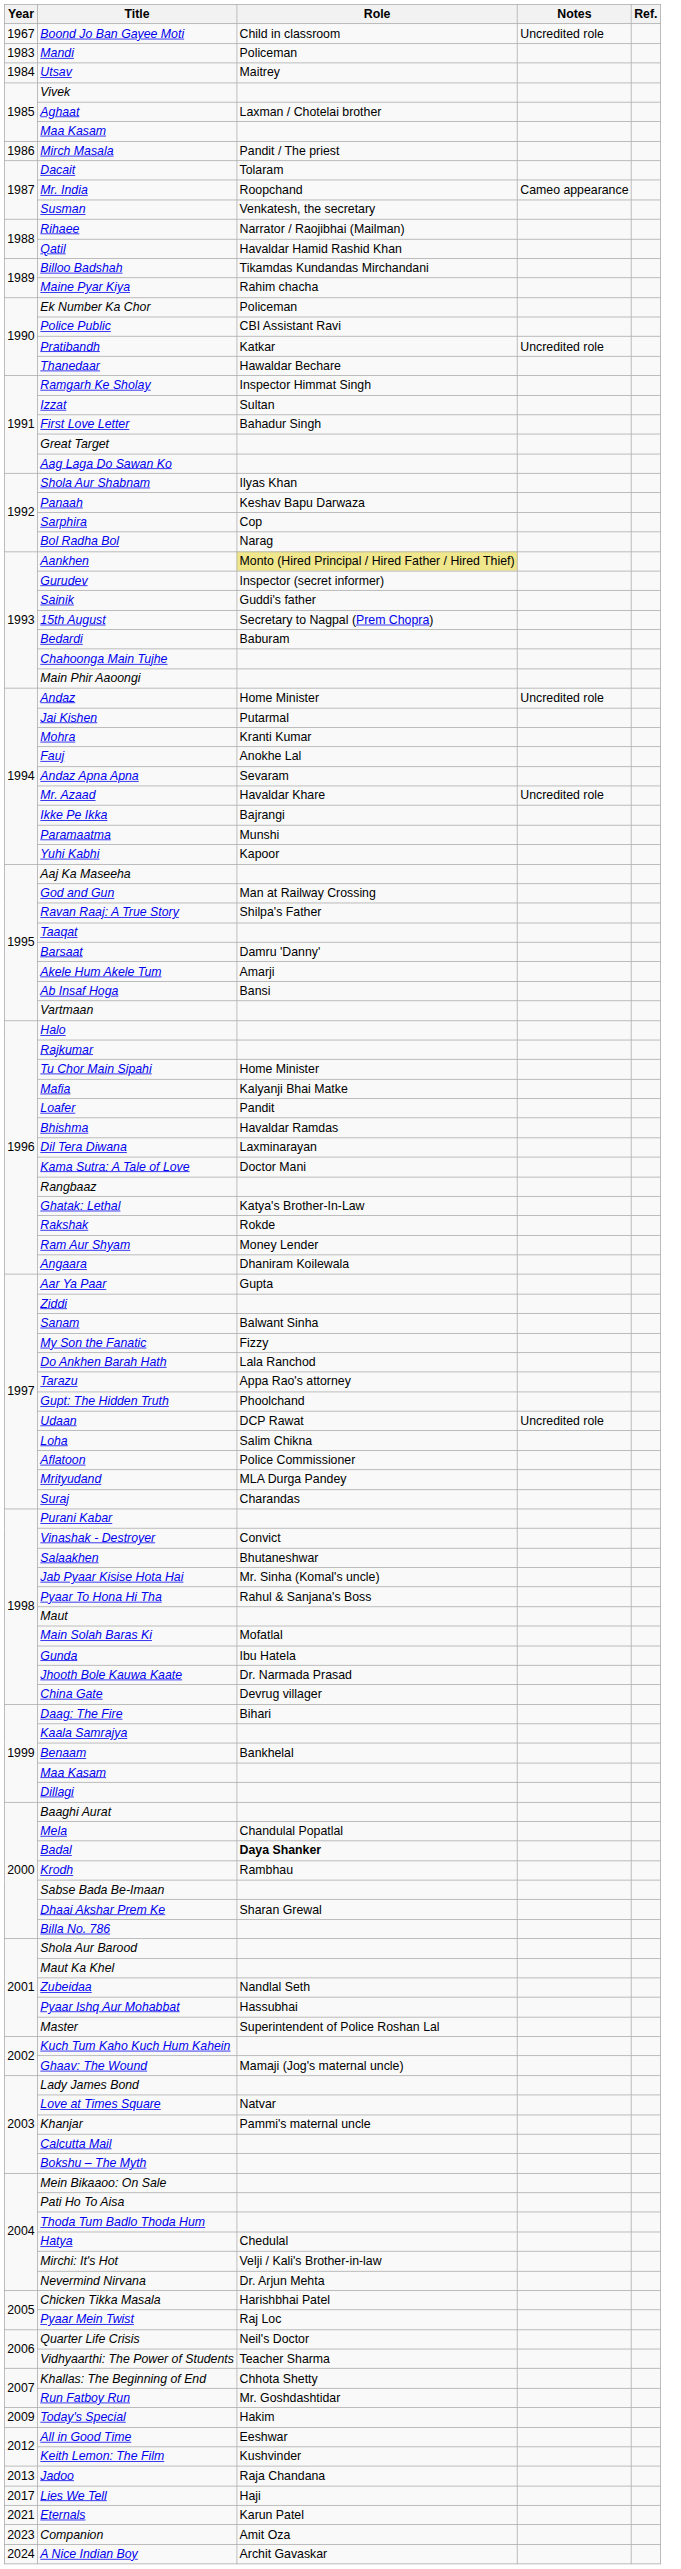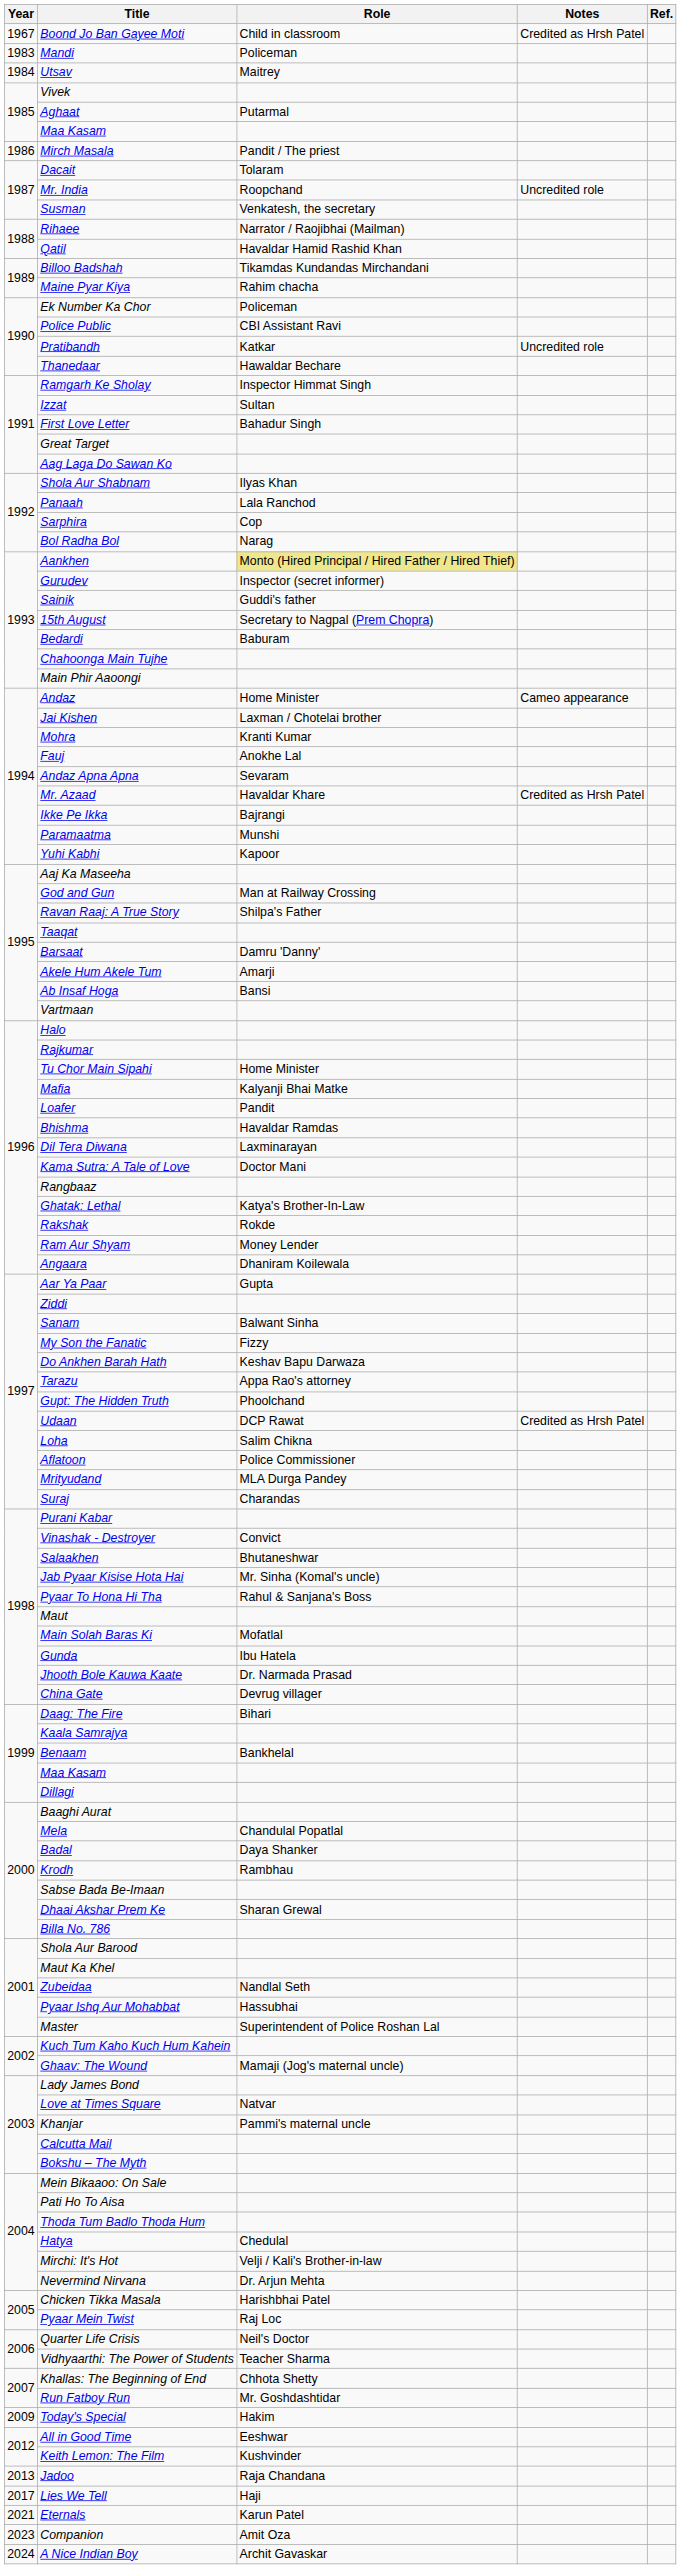(562, 33) Uncredited role -> (582, 33) Credited as Hrsh Patel
(310, 111) Laxman / Chotelai brother -> (264, 111) Putarmal
(574, 190) Cameo appearance -> (562, 190) Uncredited role
(302, 502) Keshav Bapu Darwaza -> (278, 502) Lala Ranchod
(562, 698) Uncredited role -> (574, 698) Cameo appearance
(264, 717) Putarmal -> (310, 717) Laxman / Chotelai brother
(562, 795) Uncredited role -> (582, 795) Credited as Hrsh Patel
(278, 1362) Lala Ranchod -> (302, 1362) Keshav Bapu Darwaza
(562, 1421) Uncredited role -> (582, 1421) Credited as Hrsh Patel
(280, 1850) bold -> (279, 1850) normal
